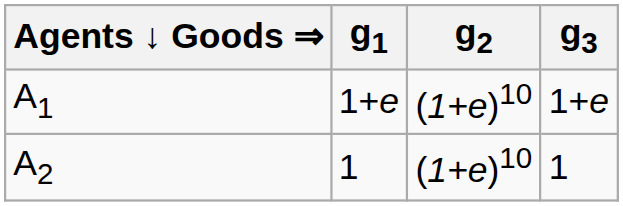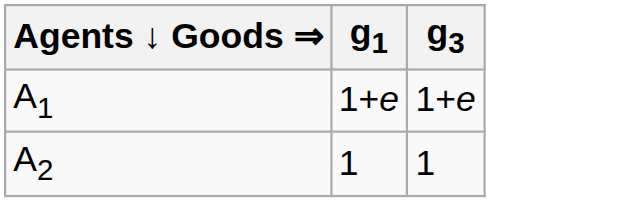- column: (474, 37)
